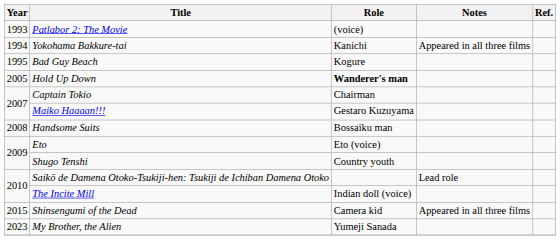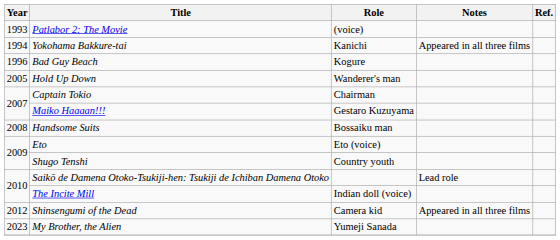(17, 62) 1995 -> (17, 62) 1996
(371, 78) bold -> (367, 78) normal
(17, 210) 2015 -> (17, 210) 2012
